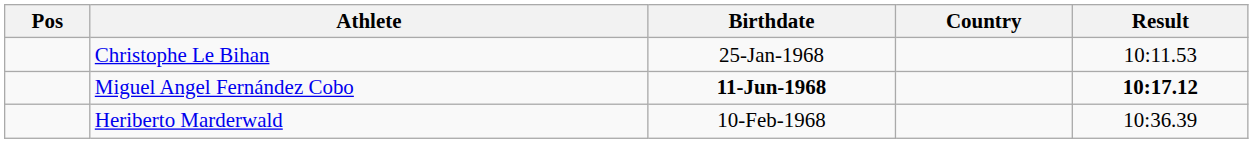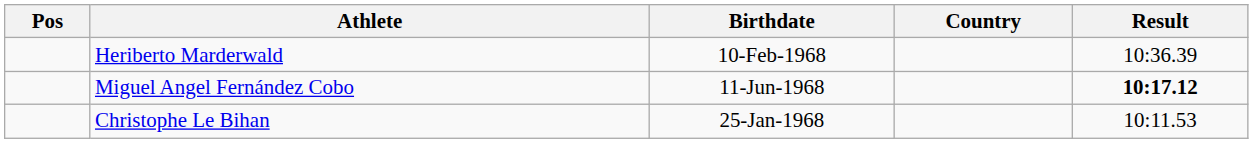rows swapped: (182, 54) <-> (189, 120)
(771, 87) bold -> (772, 87) normal
